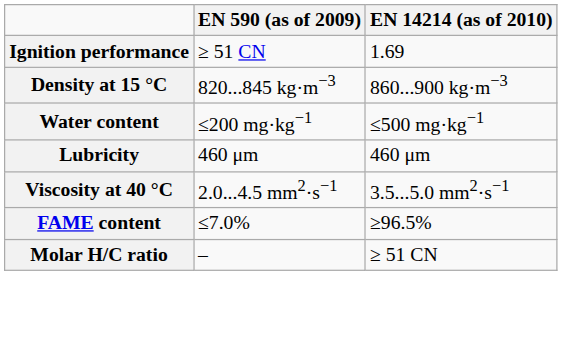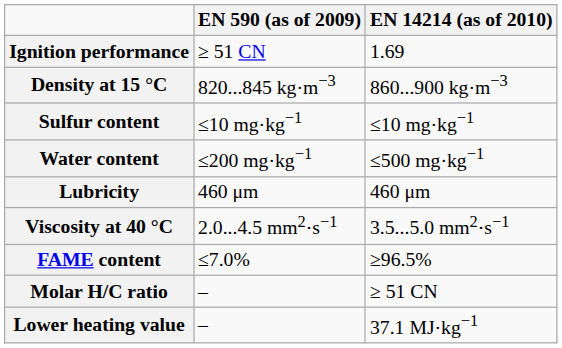+ row: (99, 121)
+ row: (99, 324)
